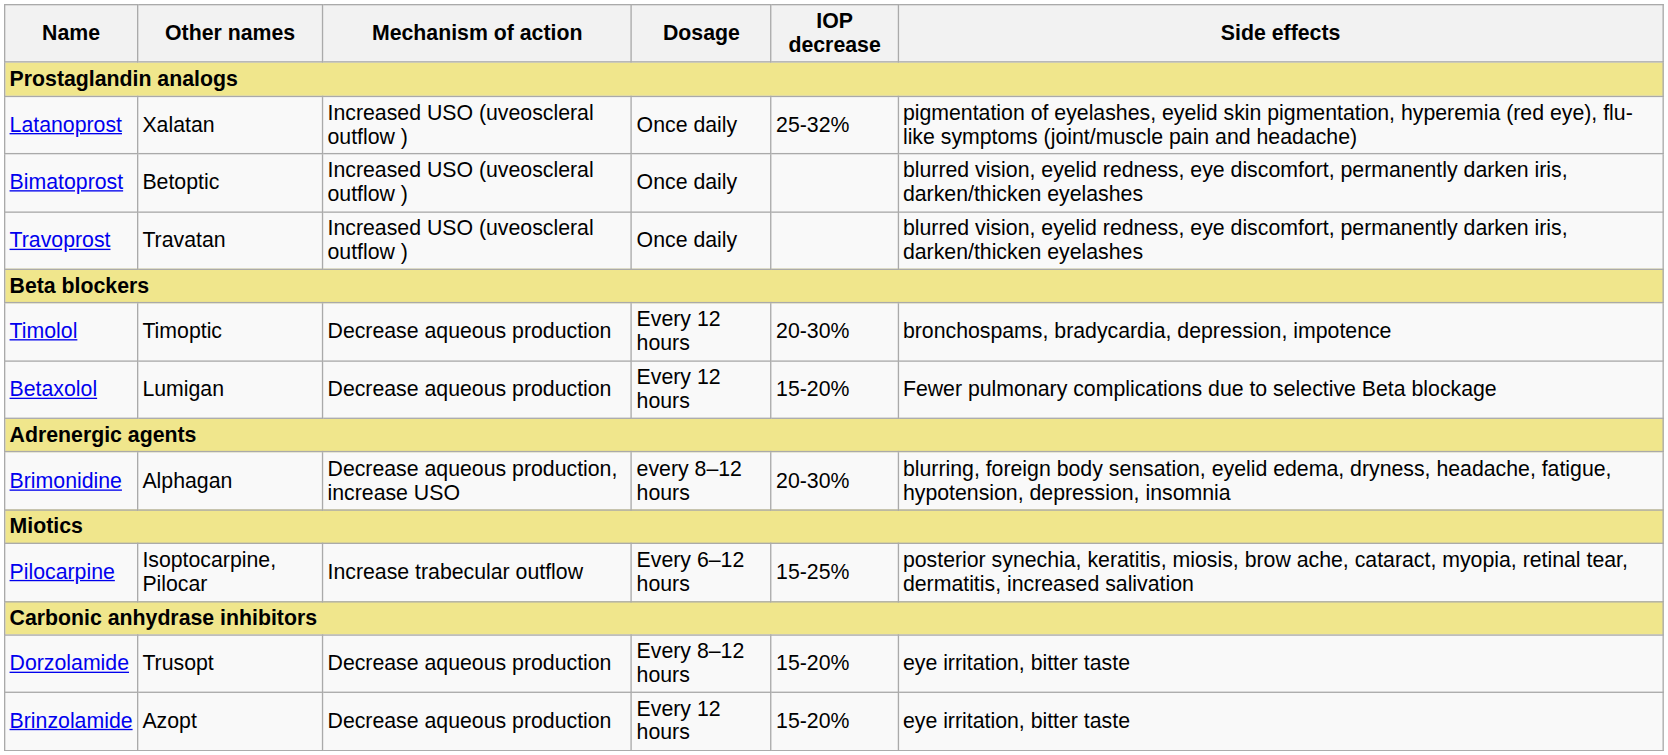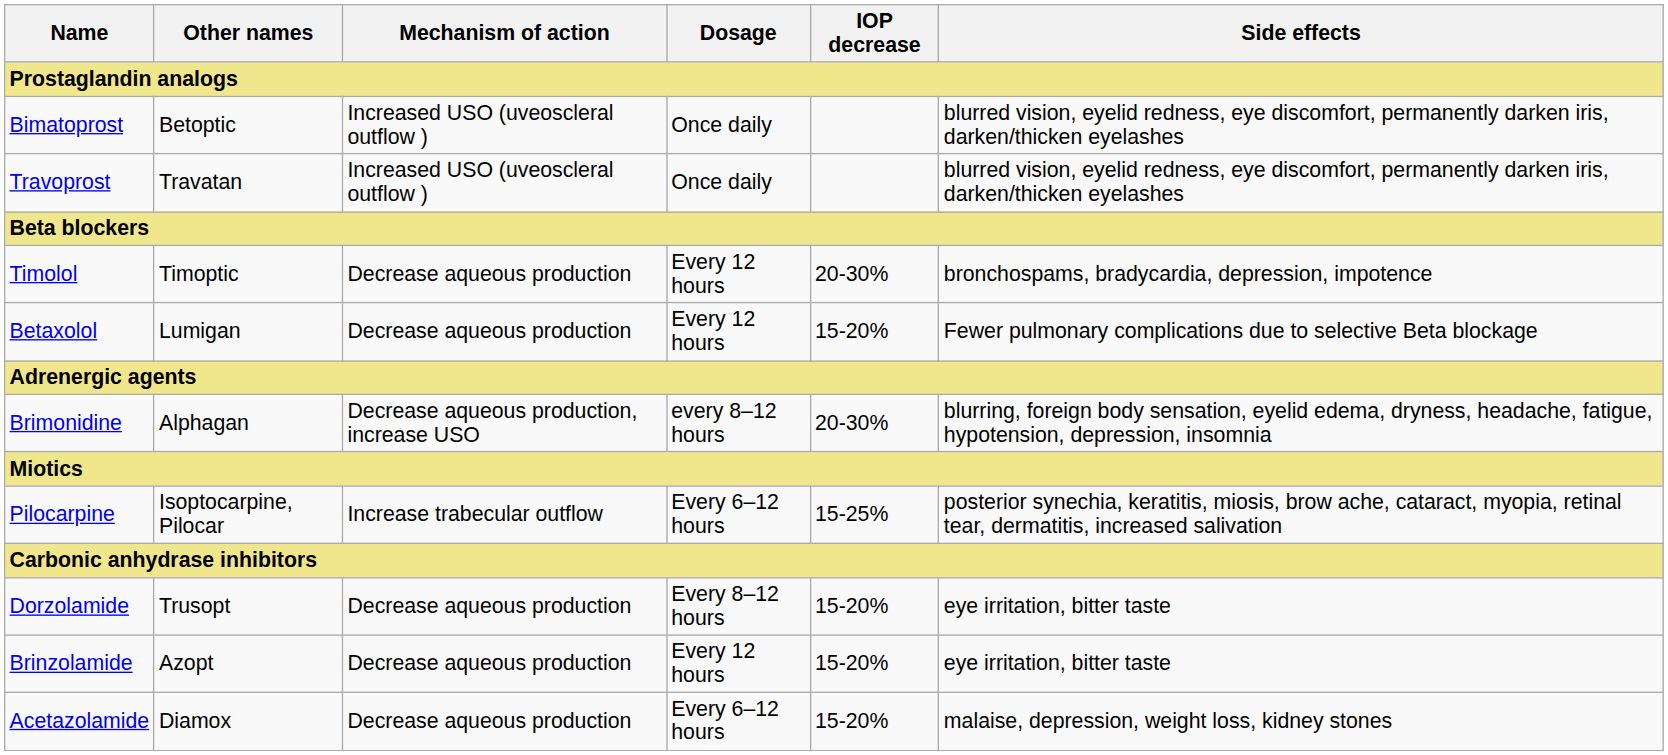- row: (66, 124)
+ row: (79, 721)
